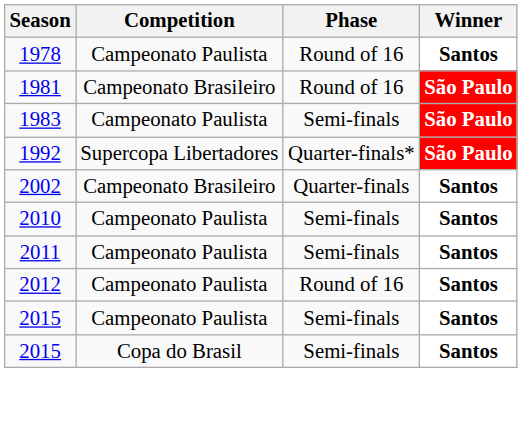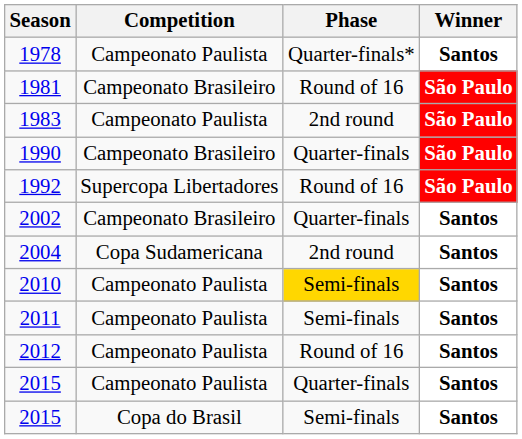(351, 53) Round of 16 -> (351, 53) Quarter-finals*
(351, 119) Semi-finals -> (351, 119) 2nd round
+ row: (40, 152)
(351, 152) Quarter-finals* -> (351, 185) Round of 16
+ row: (40, 251)
(351, 218) no background -> (351, 284) gold background
(351, 317) Semi-finals -> (351, 383) Quarter-finals
